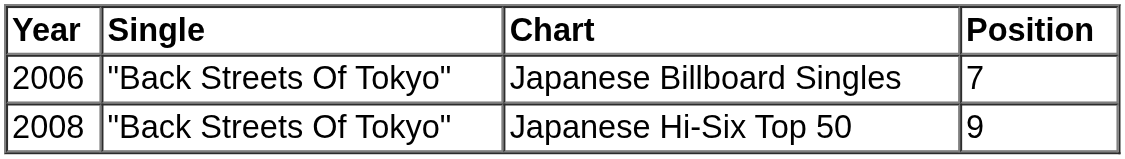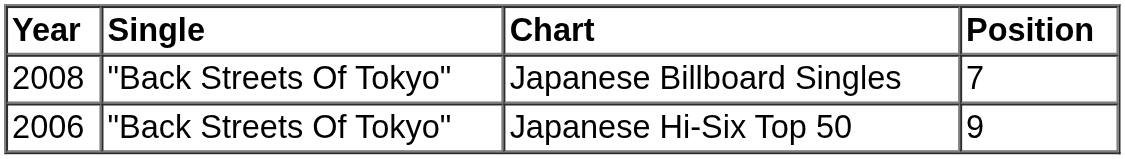(48, 78) 2006 -> (48, 78) 2008
(48, 127) 2008 -> (48, 127) 2006
